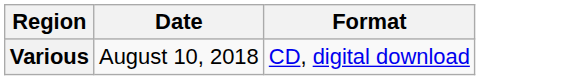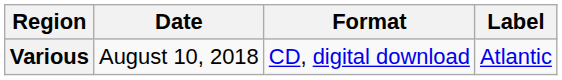+ column: (516, 21)
